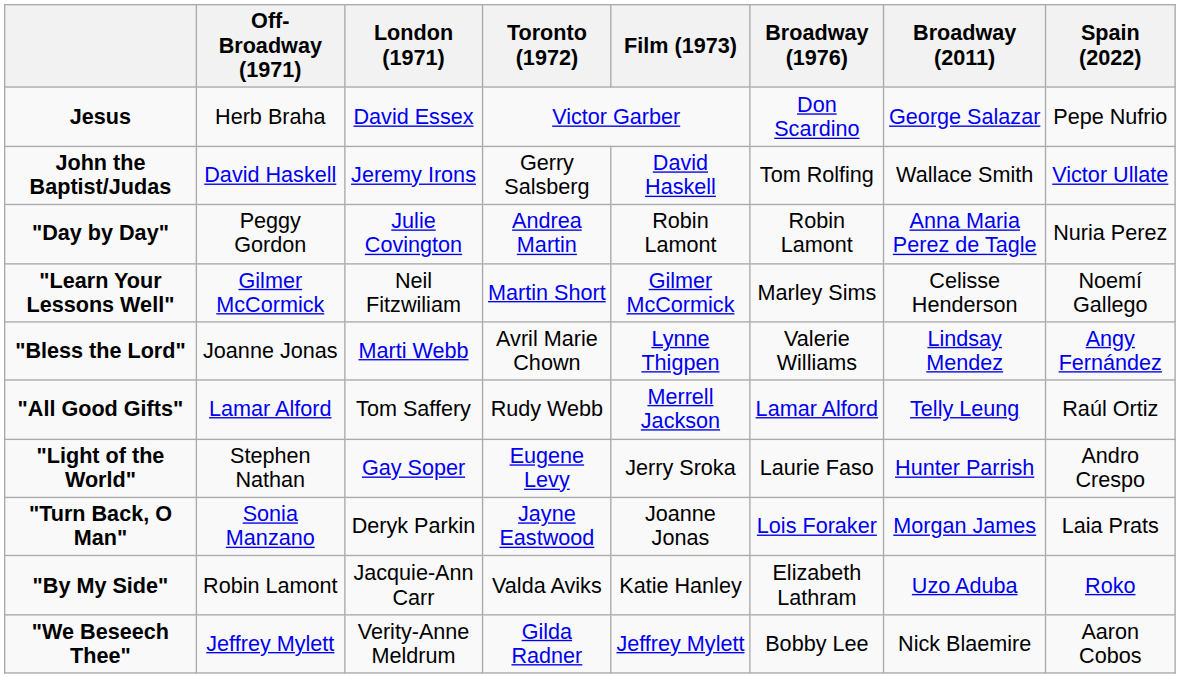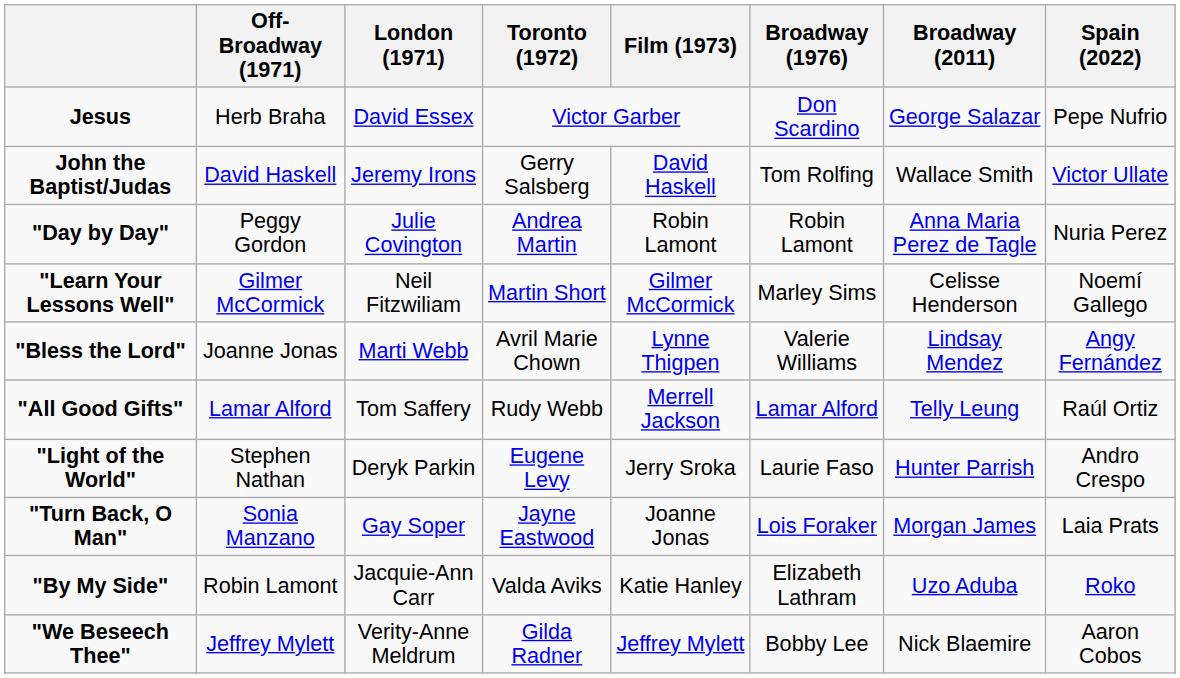(414, 467) Gay Soper -> (414, 467) Deryk Parkin
(414, 526) Deryk Parkin -> (414, 526) Gay Soper
